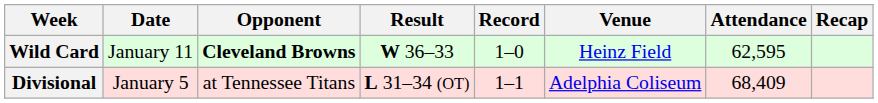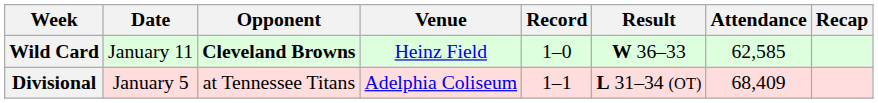columns swapped: (417, 20) <-> (625, 20)
(759, 51) 62,595 -> (759, 51) 62,585
